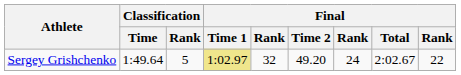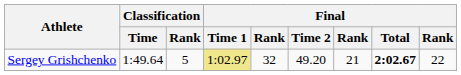(353, 60) 24 -> (353, 60) 21
(395, 60) normal -> (395, 60) bold
